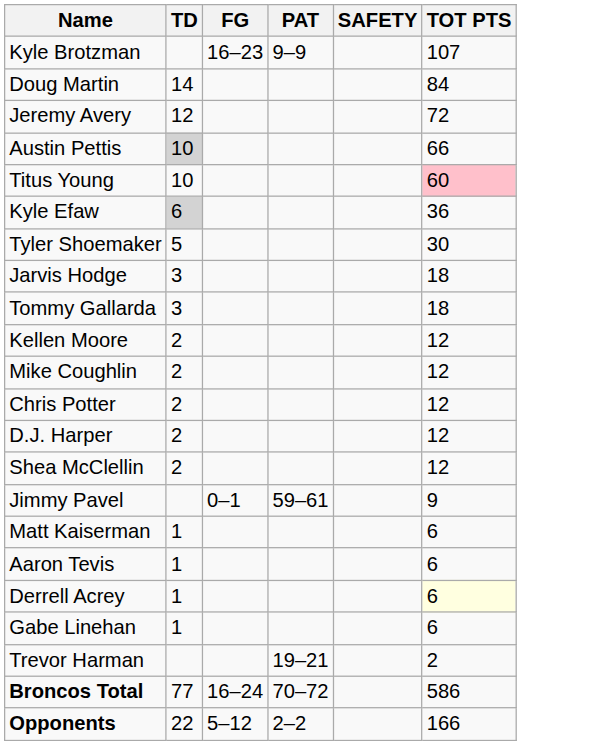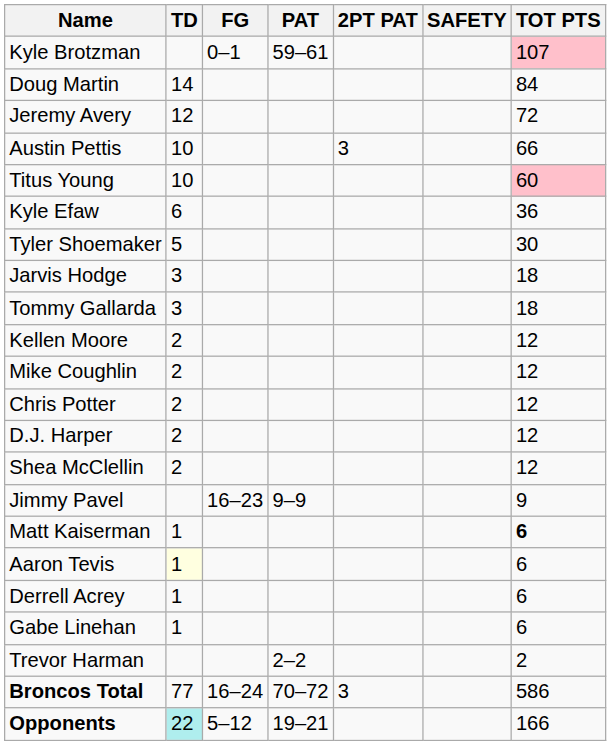+ column: (378, 20)
(235, 52) 16–23 -> (224, 52) 0–1
(289, 52) 9–9 -> (301, 52) 59–61
(443, 52) no background -> (533, 52) pink background
(182, 148) lightgrey background -> (182, 148) no background
(177, 212) lightgrey background -> (177, 212) no background
(224, 500) 0–1 -> (235, 500) 16–23
(301, 500) 59–61 -> (289, 500) 9–9
(432, 532) normal -> (521, 532) bold
(177, 564) no background -> (177, 564) lightyellow background
(432, 595) lightyellow background -> (521, 595) no background
(301, 659) 19–21 -> (289, 659) 2–2
(182, 723) no background -> (182, 723) paleturquoise background
(289, 723) 2–2 -> (301, 723) 19–21
